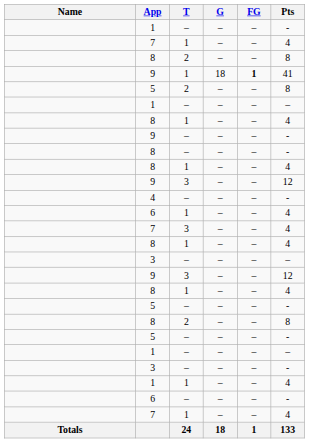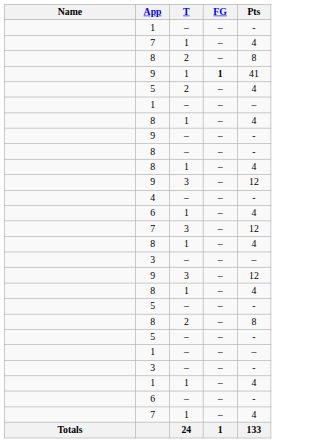- column: (220, 12)
(288, 89) 8 -> (254, 89) 4
(288, 228) 4 -> (254, 228) 12
